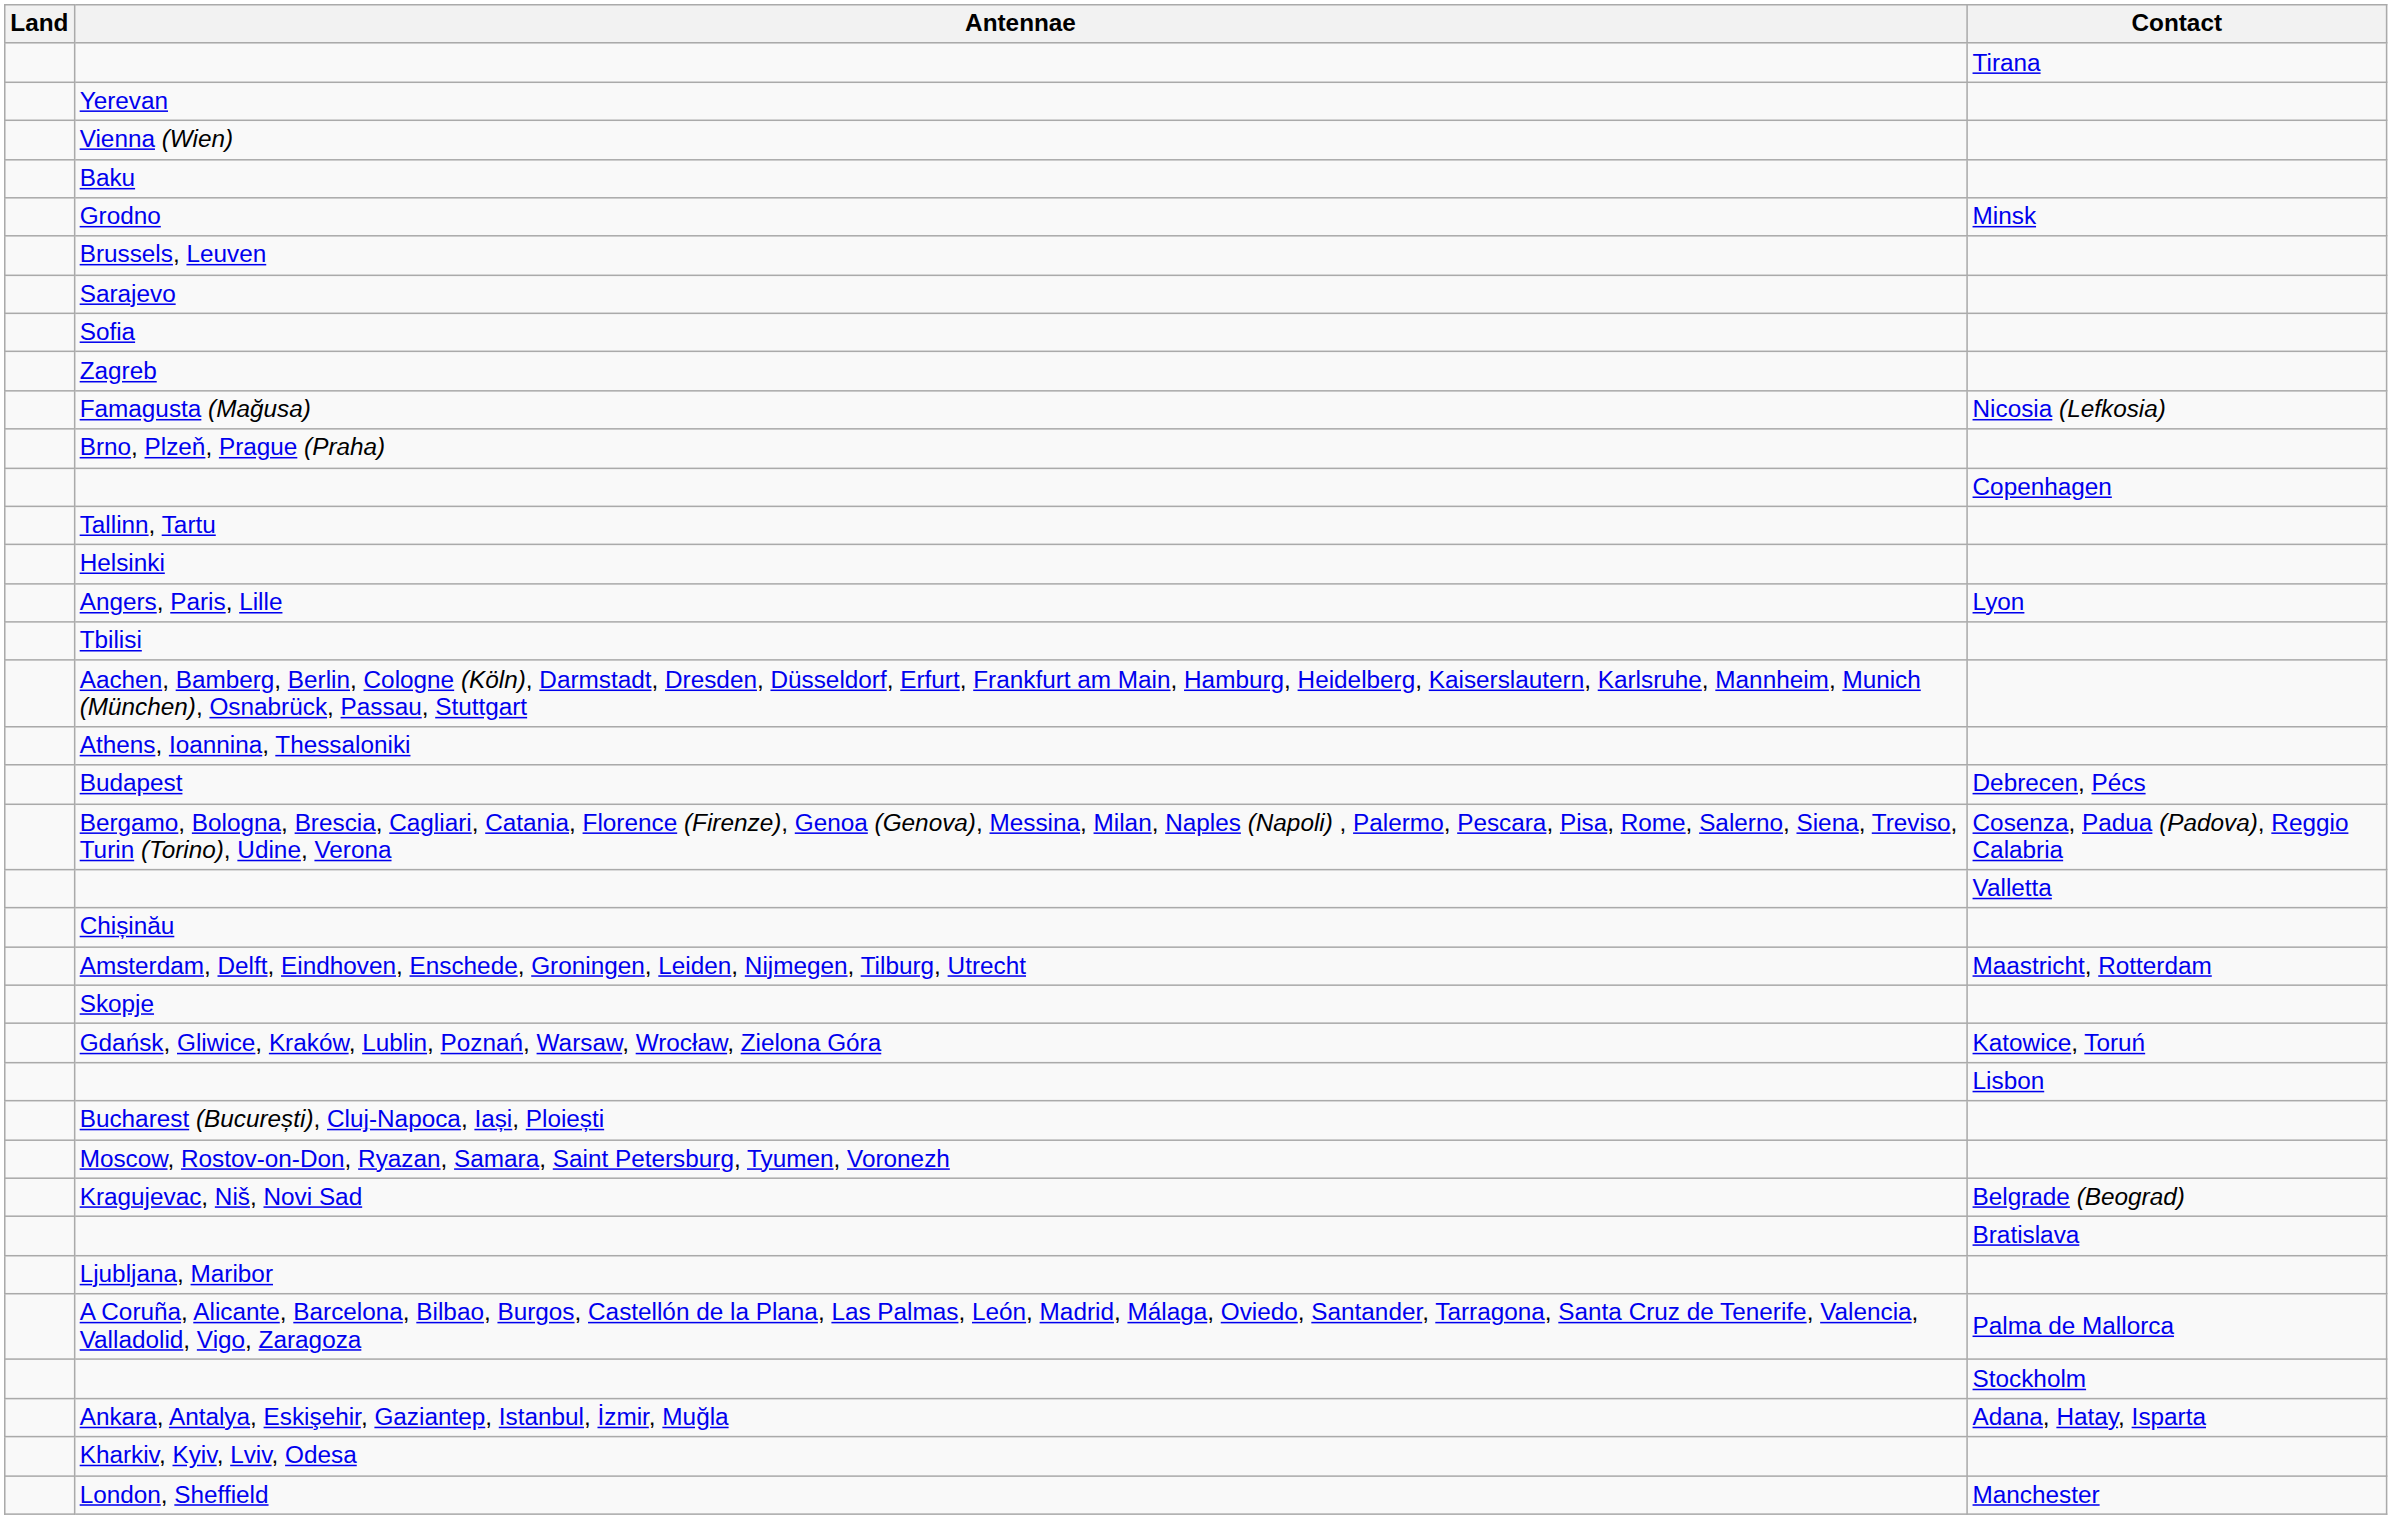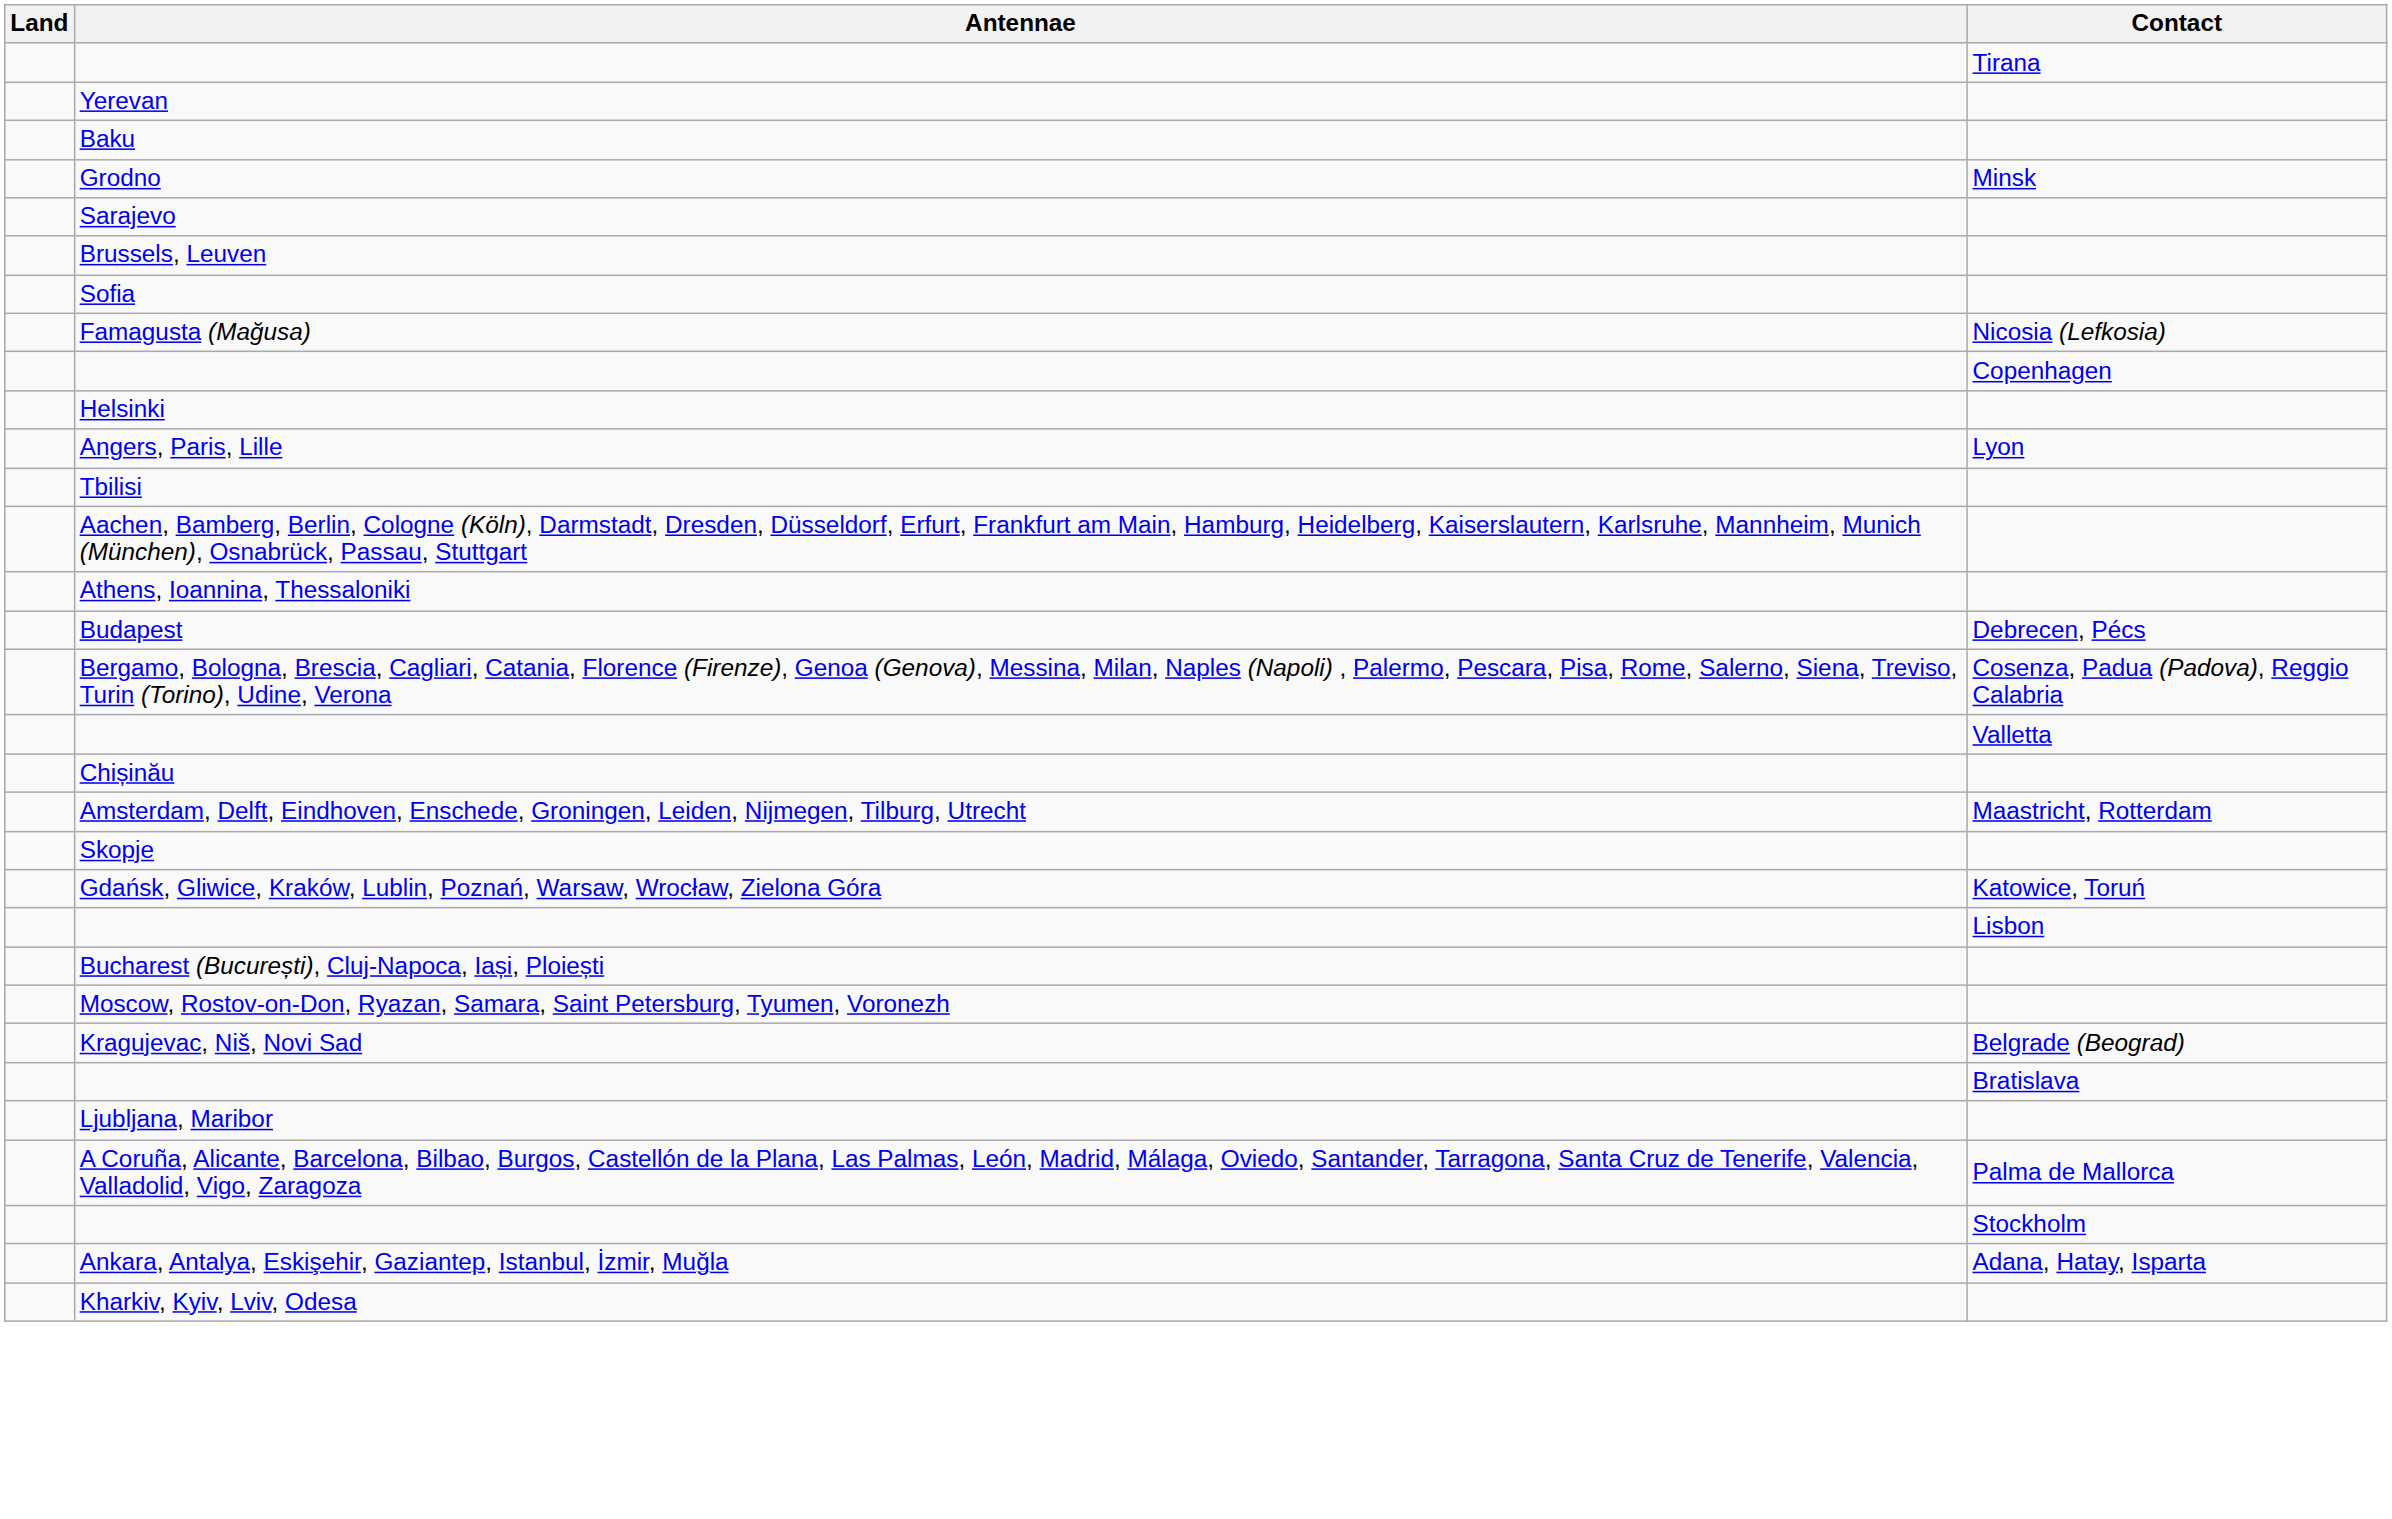- row: (156, 139)
rows swapped: (173, 255) <-> (128, 293)
- row: (118, 370)
- row: (232, 448)
- row: (148, 525)
- row: (174, 1494)
